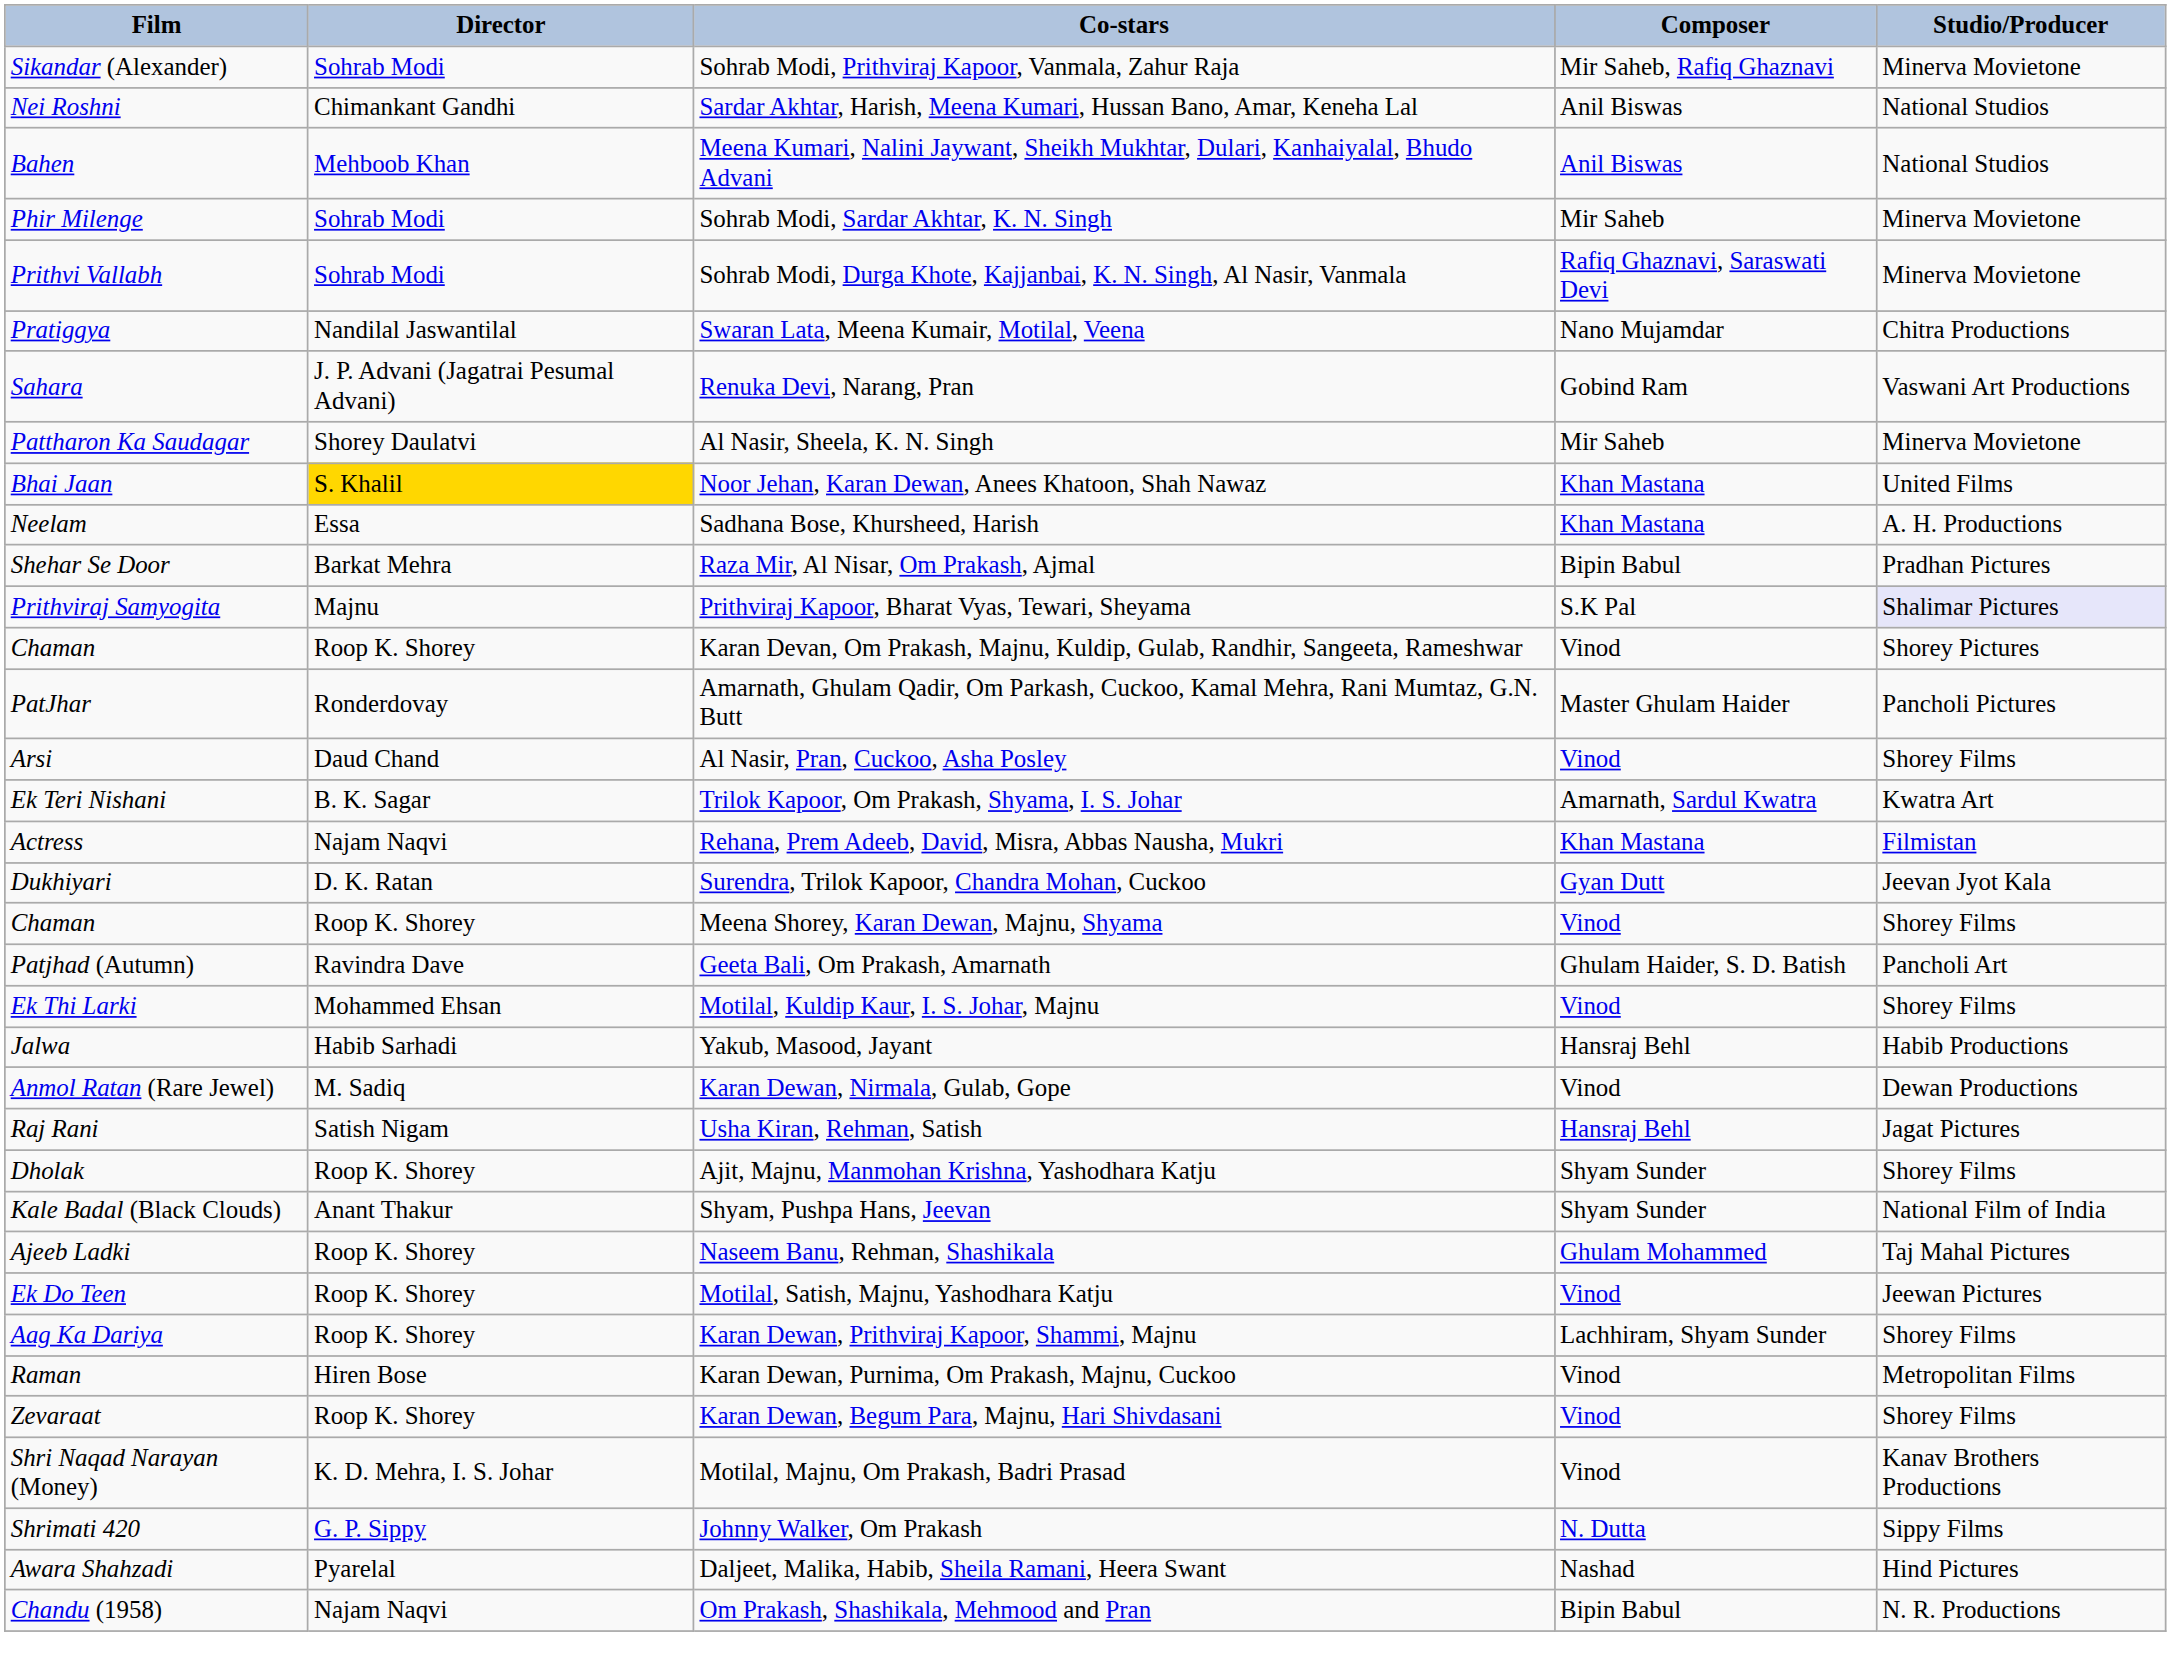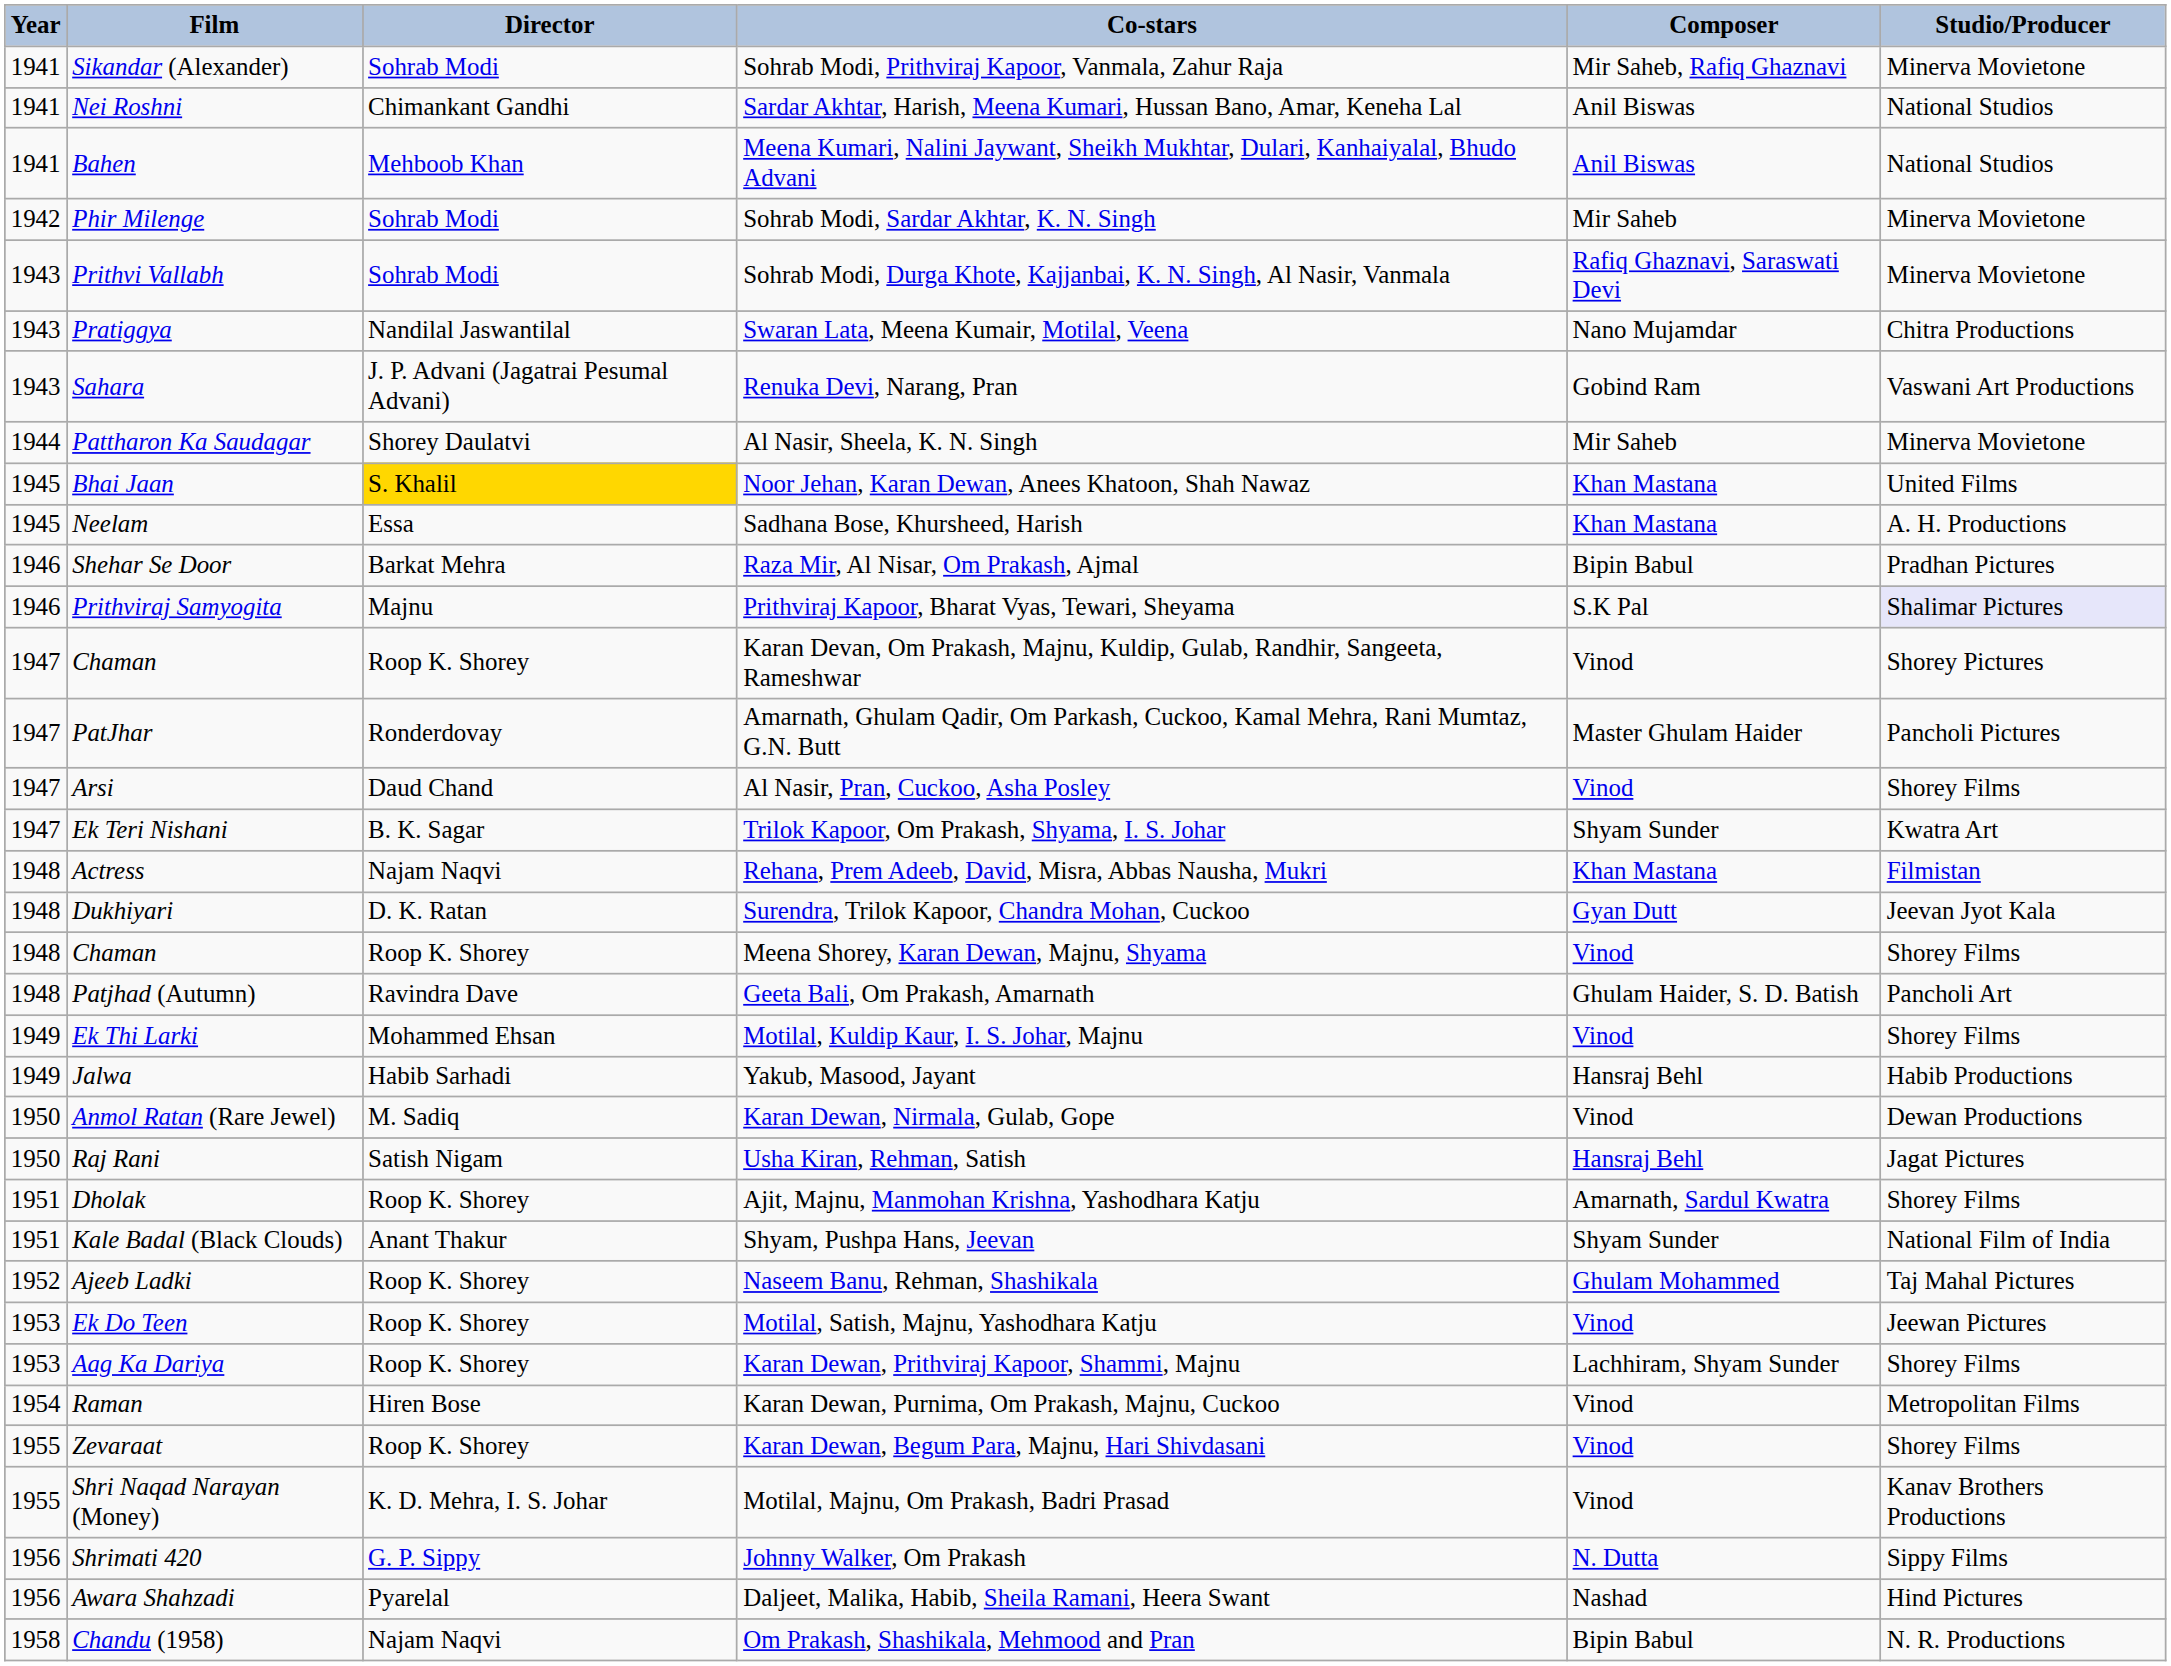+ column: (36, 25)
(1688, 800) Amarnath, Sardul Kwatra -> (1646, 829) Shyam Sunder
(1633, 1170) Shyam Sunder -> (1701, 1199) Amarnath, Sardul Kwatra
